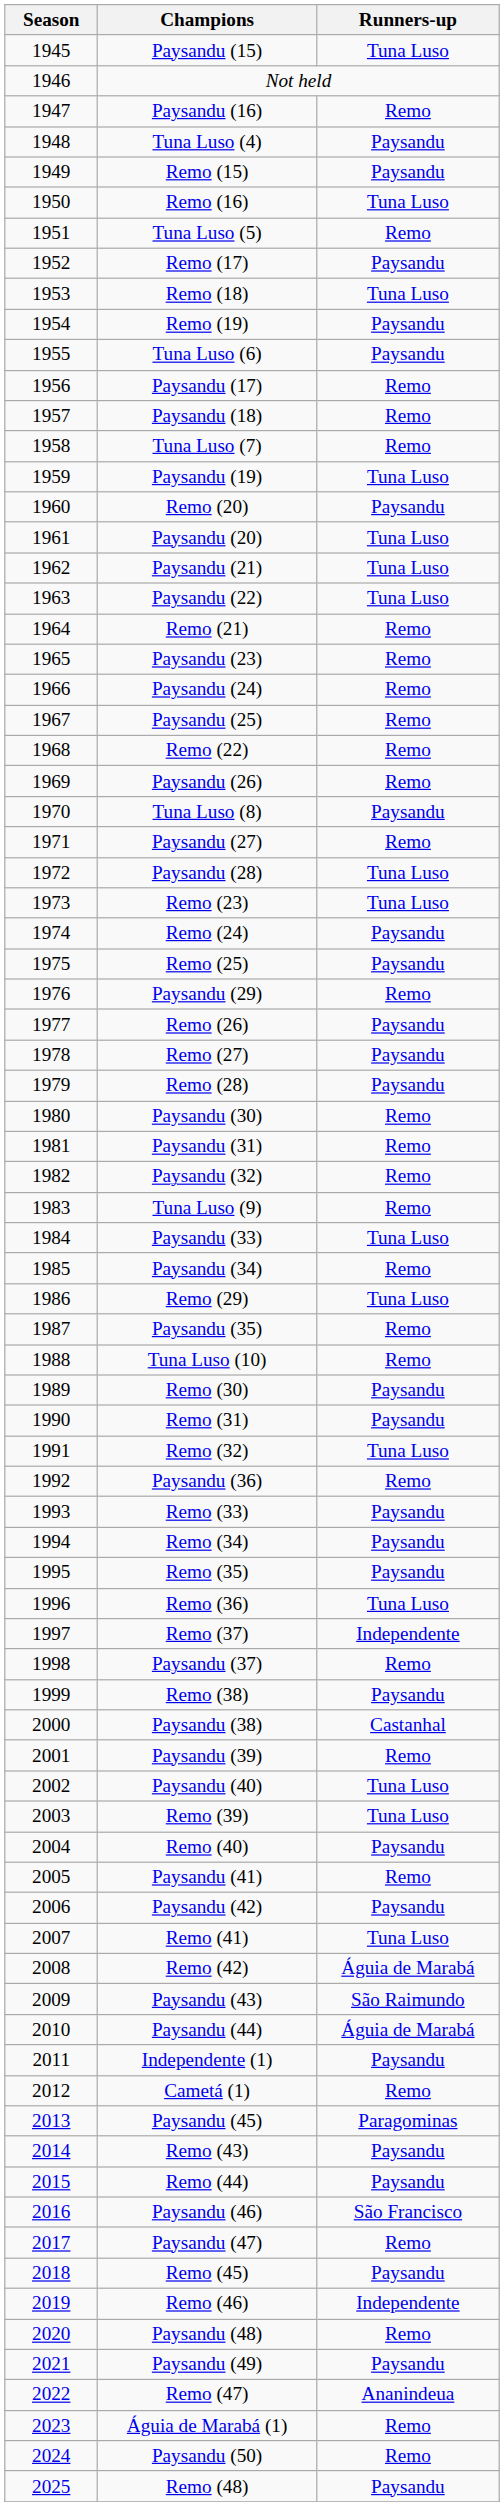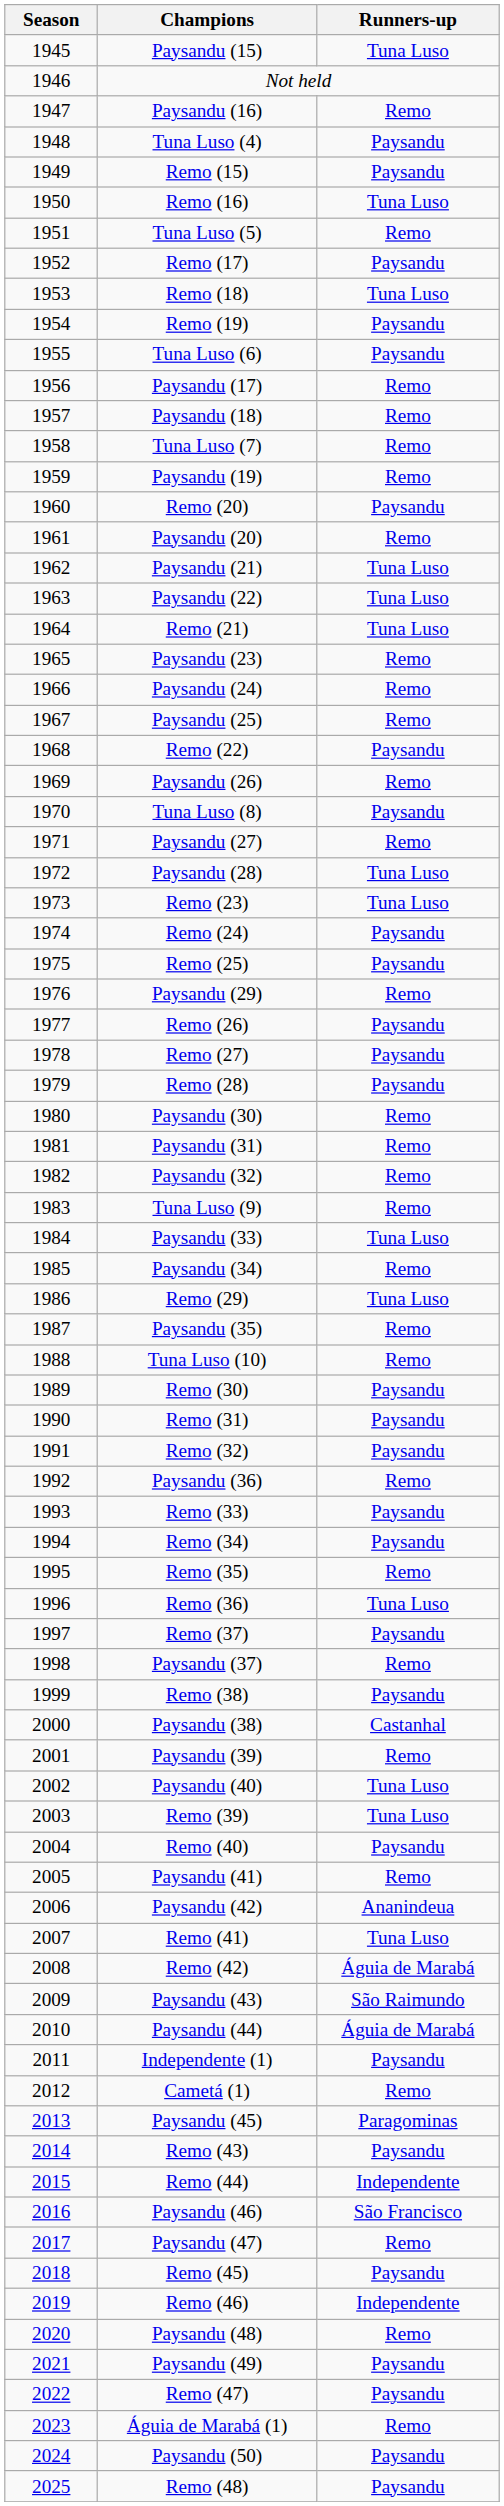(408, 476) Tuna Luso -> (408, 476) Remo
(408, 537) Tuna Luso -> (408, 537) Remo
(408, 628) Remo -> (408, 628) Tuna Luso
(408, 750) Remo -> (408, 750) Paysandu
(408, 1450) Tuna Luso -> (408, 1450) Paysandu
(408, 1572) Paysandu -> (408, 1572) Remo
(408, 1633) Independente -> (408, 1633) Paysandu
(408, 1907) Paysandu -> (408, 1907) Ananindeua
(408, 2181) Paysandu -> (408, 2181) Independente
(408, 2394) Ananindeua -> (408, 2394) Paysandu
(408, 2455) Remo -> (408, 2455) Paysandu
